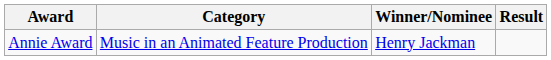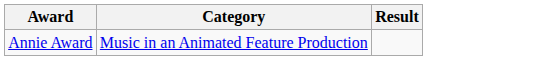- column: (434, 17)
